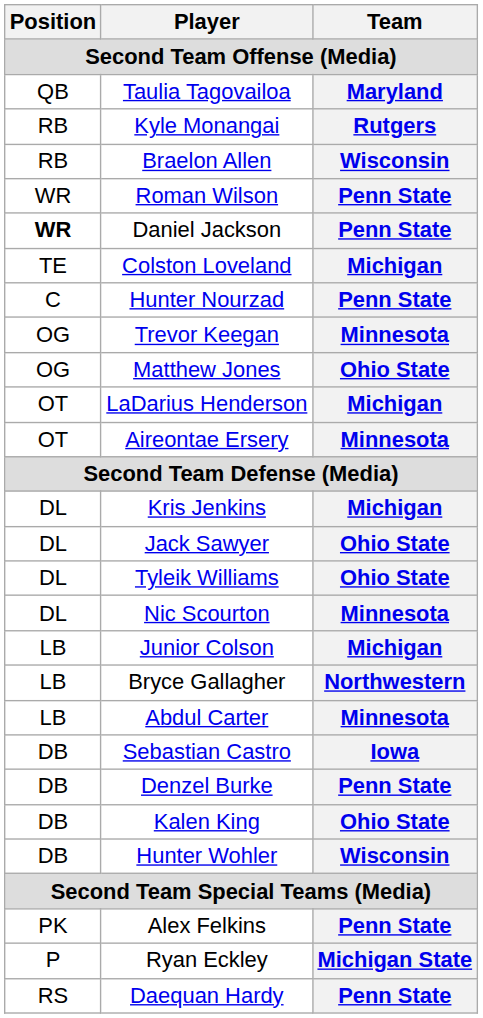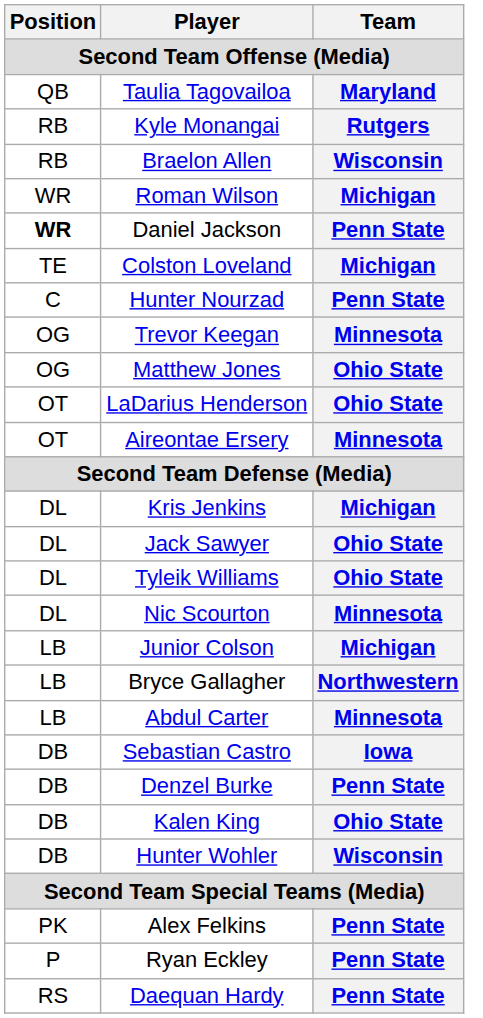(395, 195) Penn State -> (388, 195) Michigan
(395, 404) Michigan -> (388, 404) Ohio State
(395, 960) Michigan State -> (388, 960) Penn State
